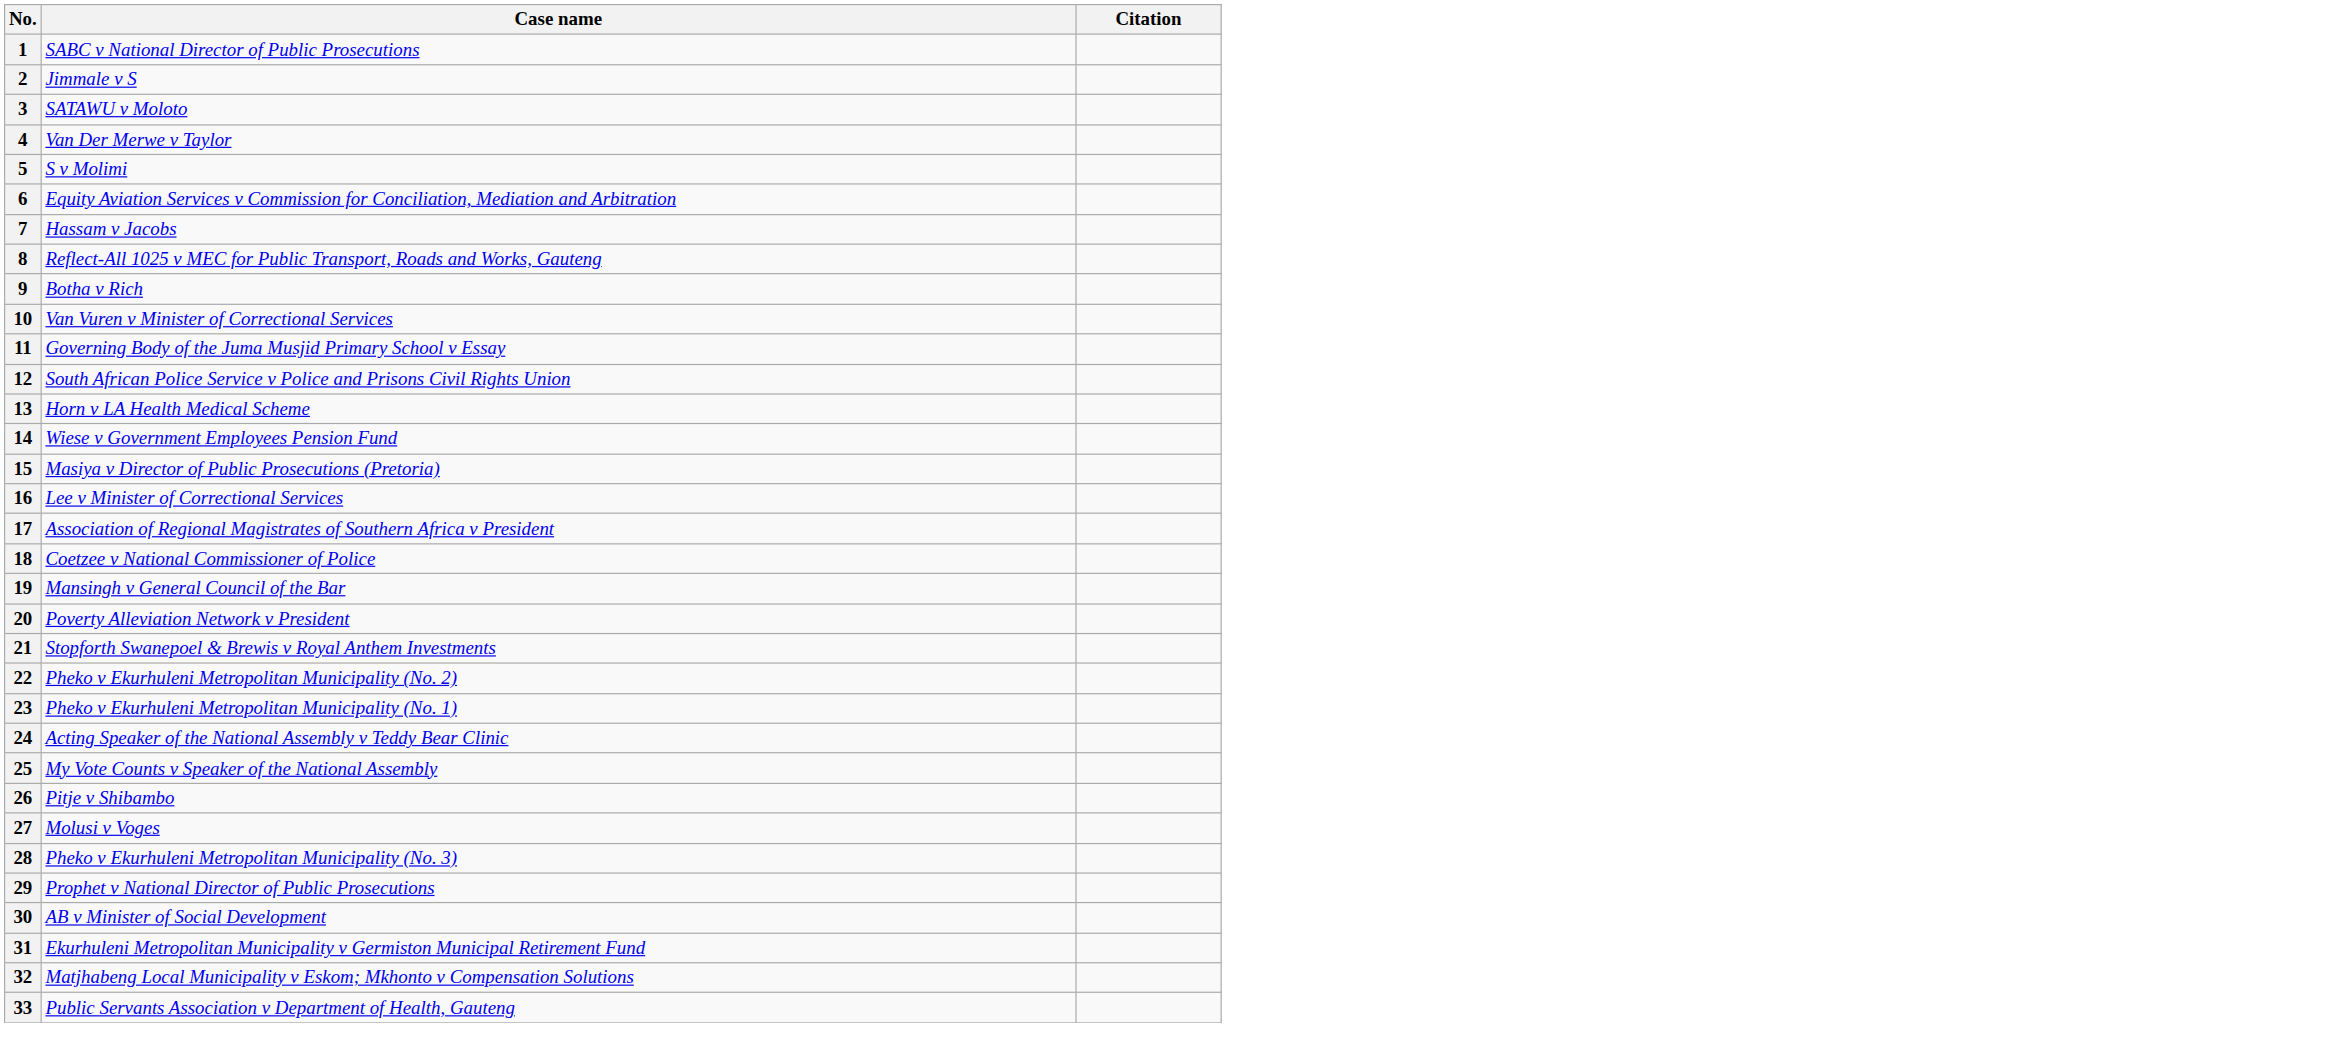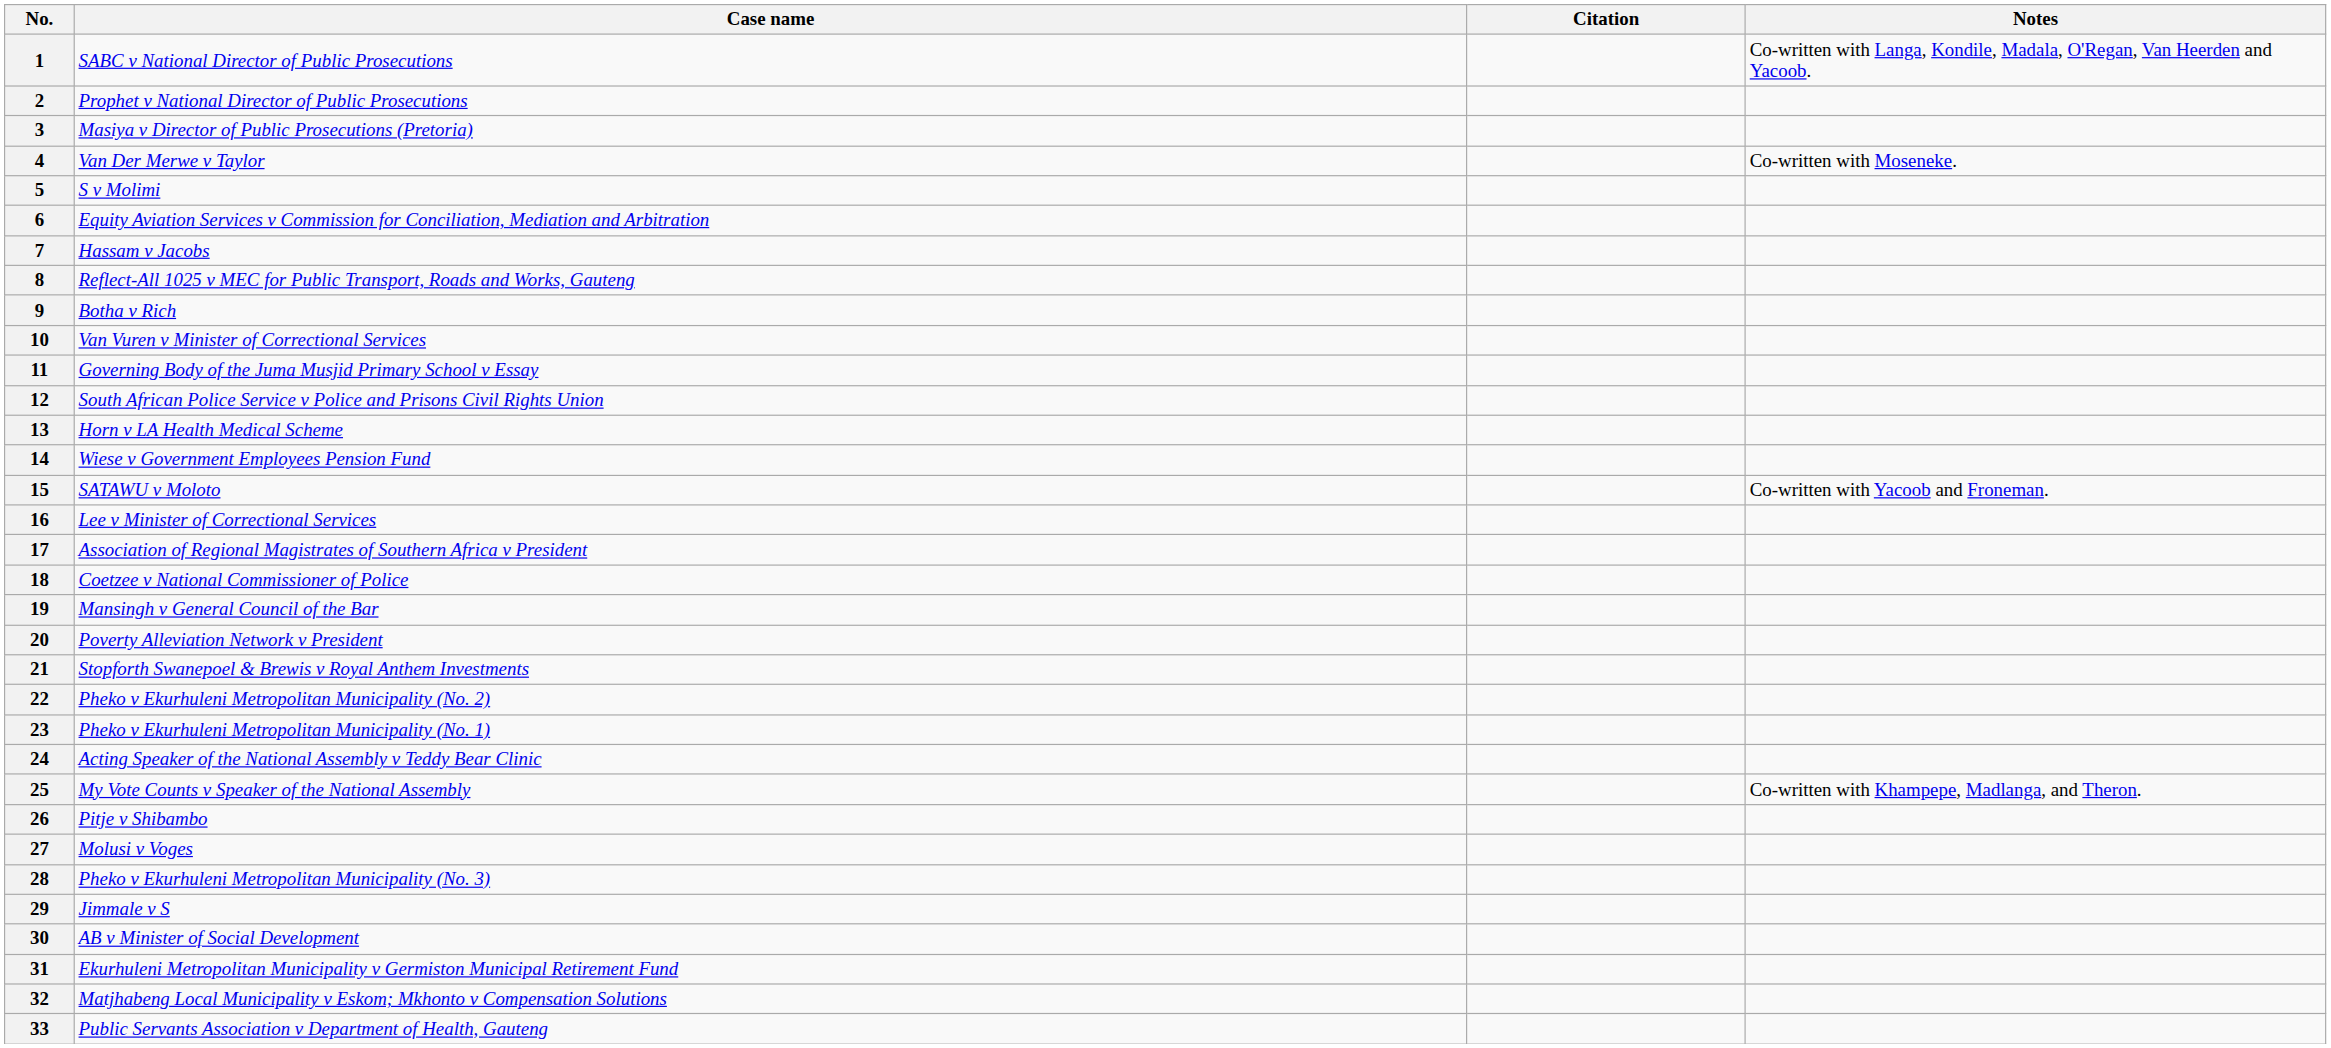+ column: (2036, 19)
(91, 79) Jimmale v S -> (273, 100) Prophet v National Director of Public Prosecutions
(116, 109) SATAWU v Moloto -> (276, 130) Masiya v Director of Public Prosecutions (Pretoria)
(243, 468) Masiya v Director of Public Prosecutions (Pretoria) -> (150, 489) SATAWU v Moloto
(240, 887) Prophet v National Director of Public Prosecutions -> (124, 909) Jimmale v S
